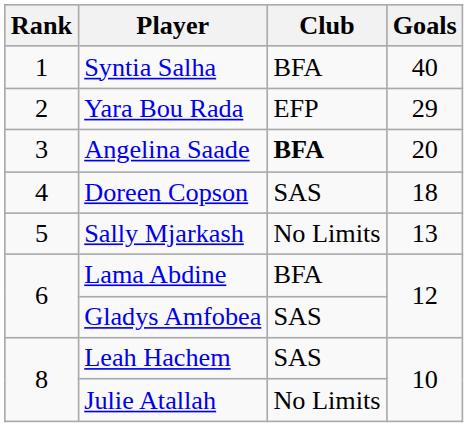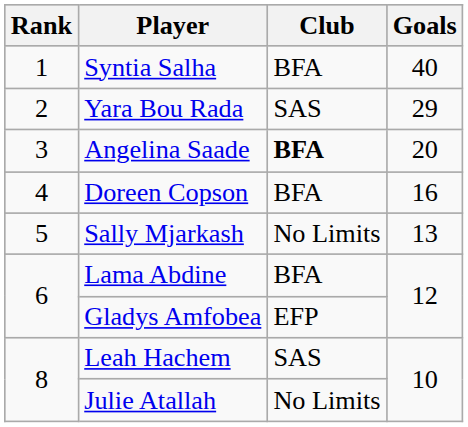(296, 108) EFP -> (297, 108) SAS
(297, 191) SAS -> (298, 191) BFA
(425, 191) 18 -> (425, 191) 16
(297, 316) SAS -> (296, 316) EFP
